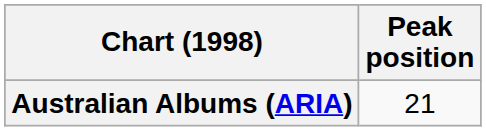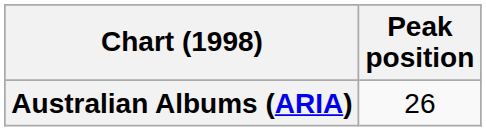(420, 102) 21 -> (420, 102) 26
